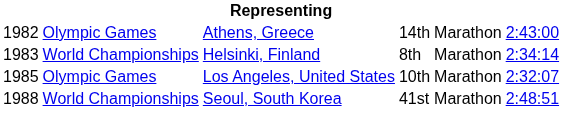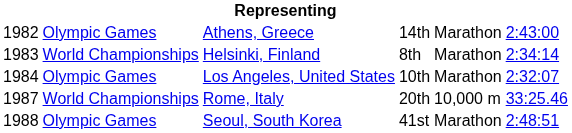(21, 76) 1985 -> (21, 76) 1984
+ row: (243, 98)
(121, 98) World Championships -> (99, 120) Olympic Games
